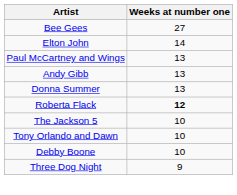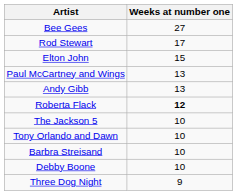+ row: (66, 43)
(180, 43) 14 -> (180, 58) 15
- row: (66, 89)
+ row: (66, 151)
